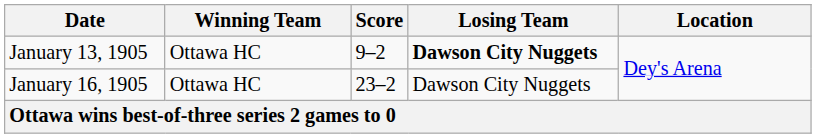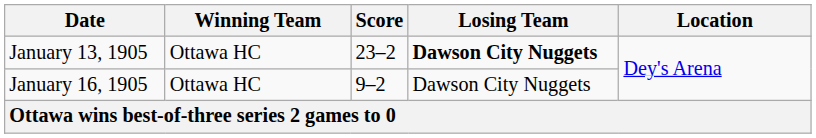(371, 52) 9–2 -> (376, 52) 23–2
(376, 84) 23–2 -> (371, 84) 9–2
